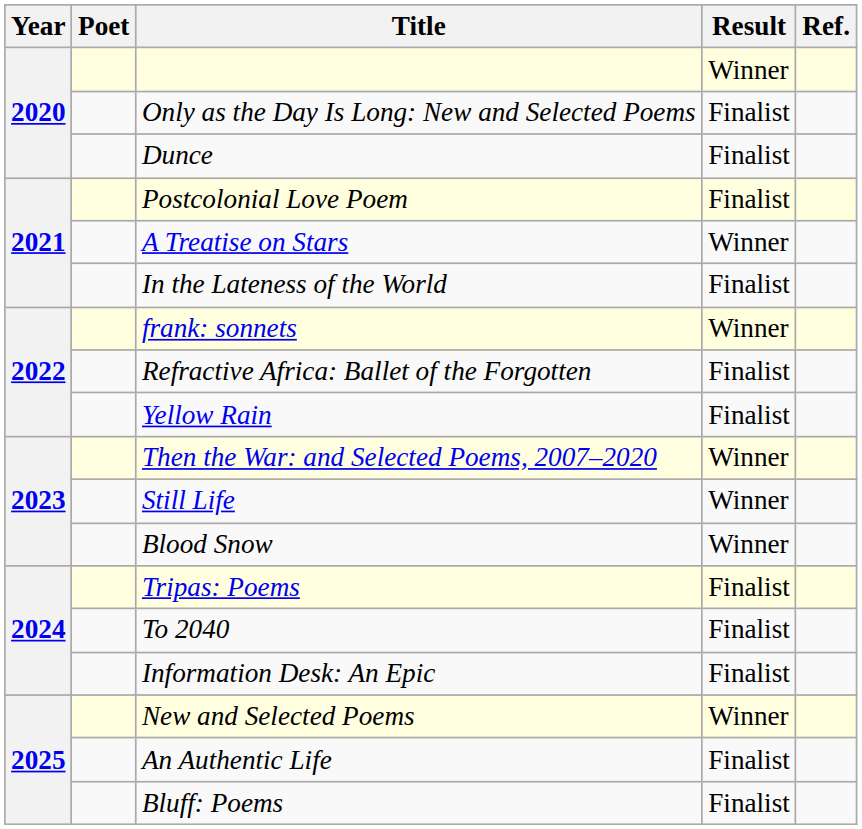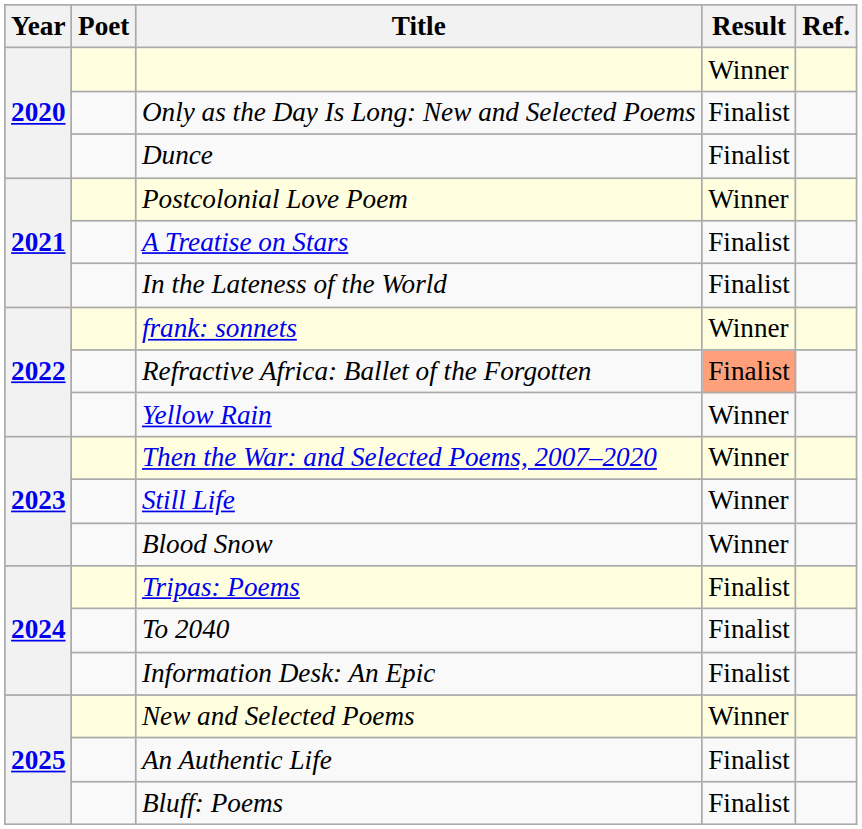(749, 198) Finalist -> (748, 198) Winner
(748, 241) Winner -> (749, 241) Finalist
(749, 371) no background -> (749, 371) lightsalmon background
(749, 414) Finalist -> (748, 414) Winner
